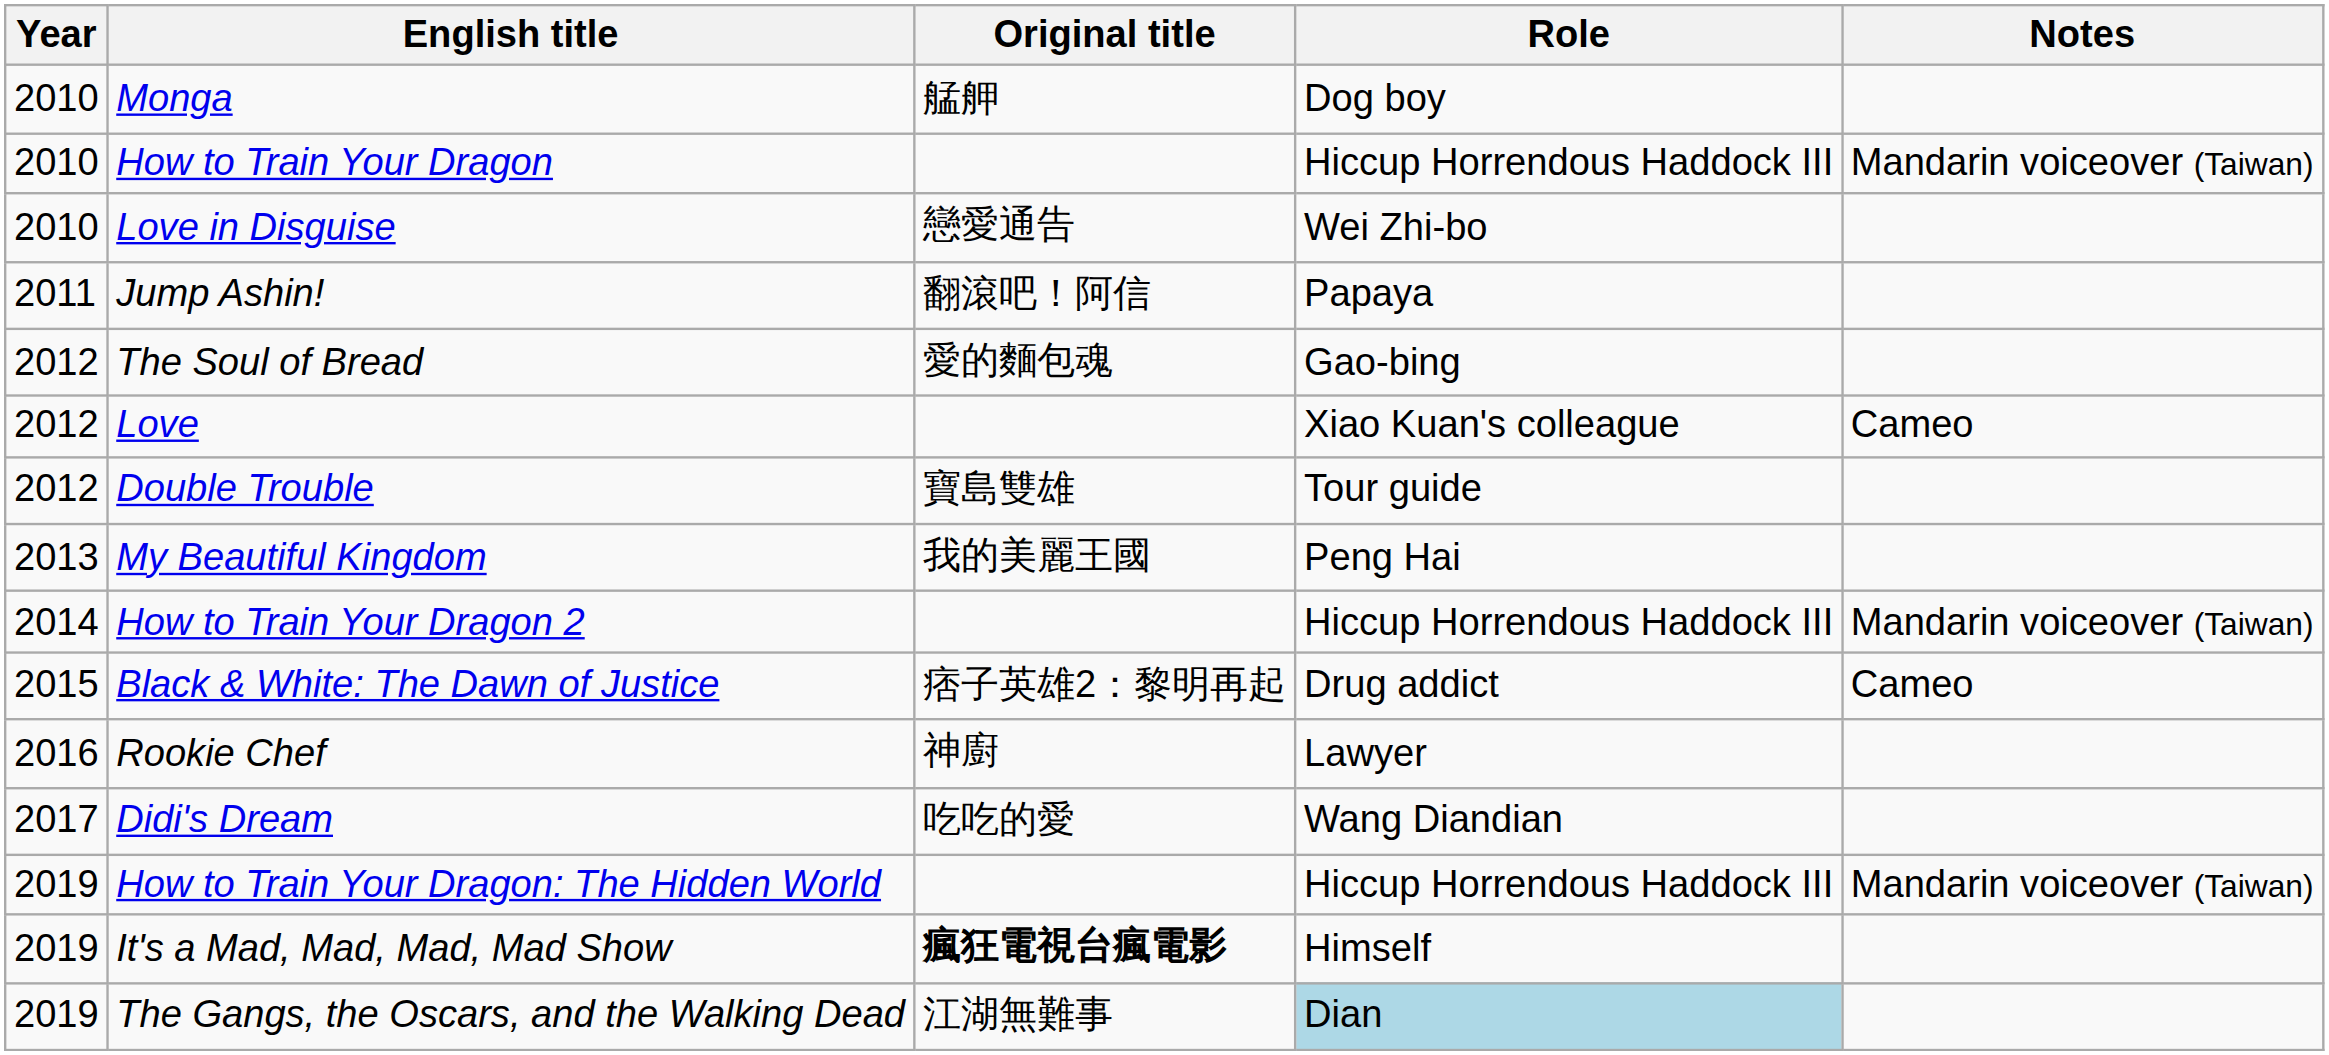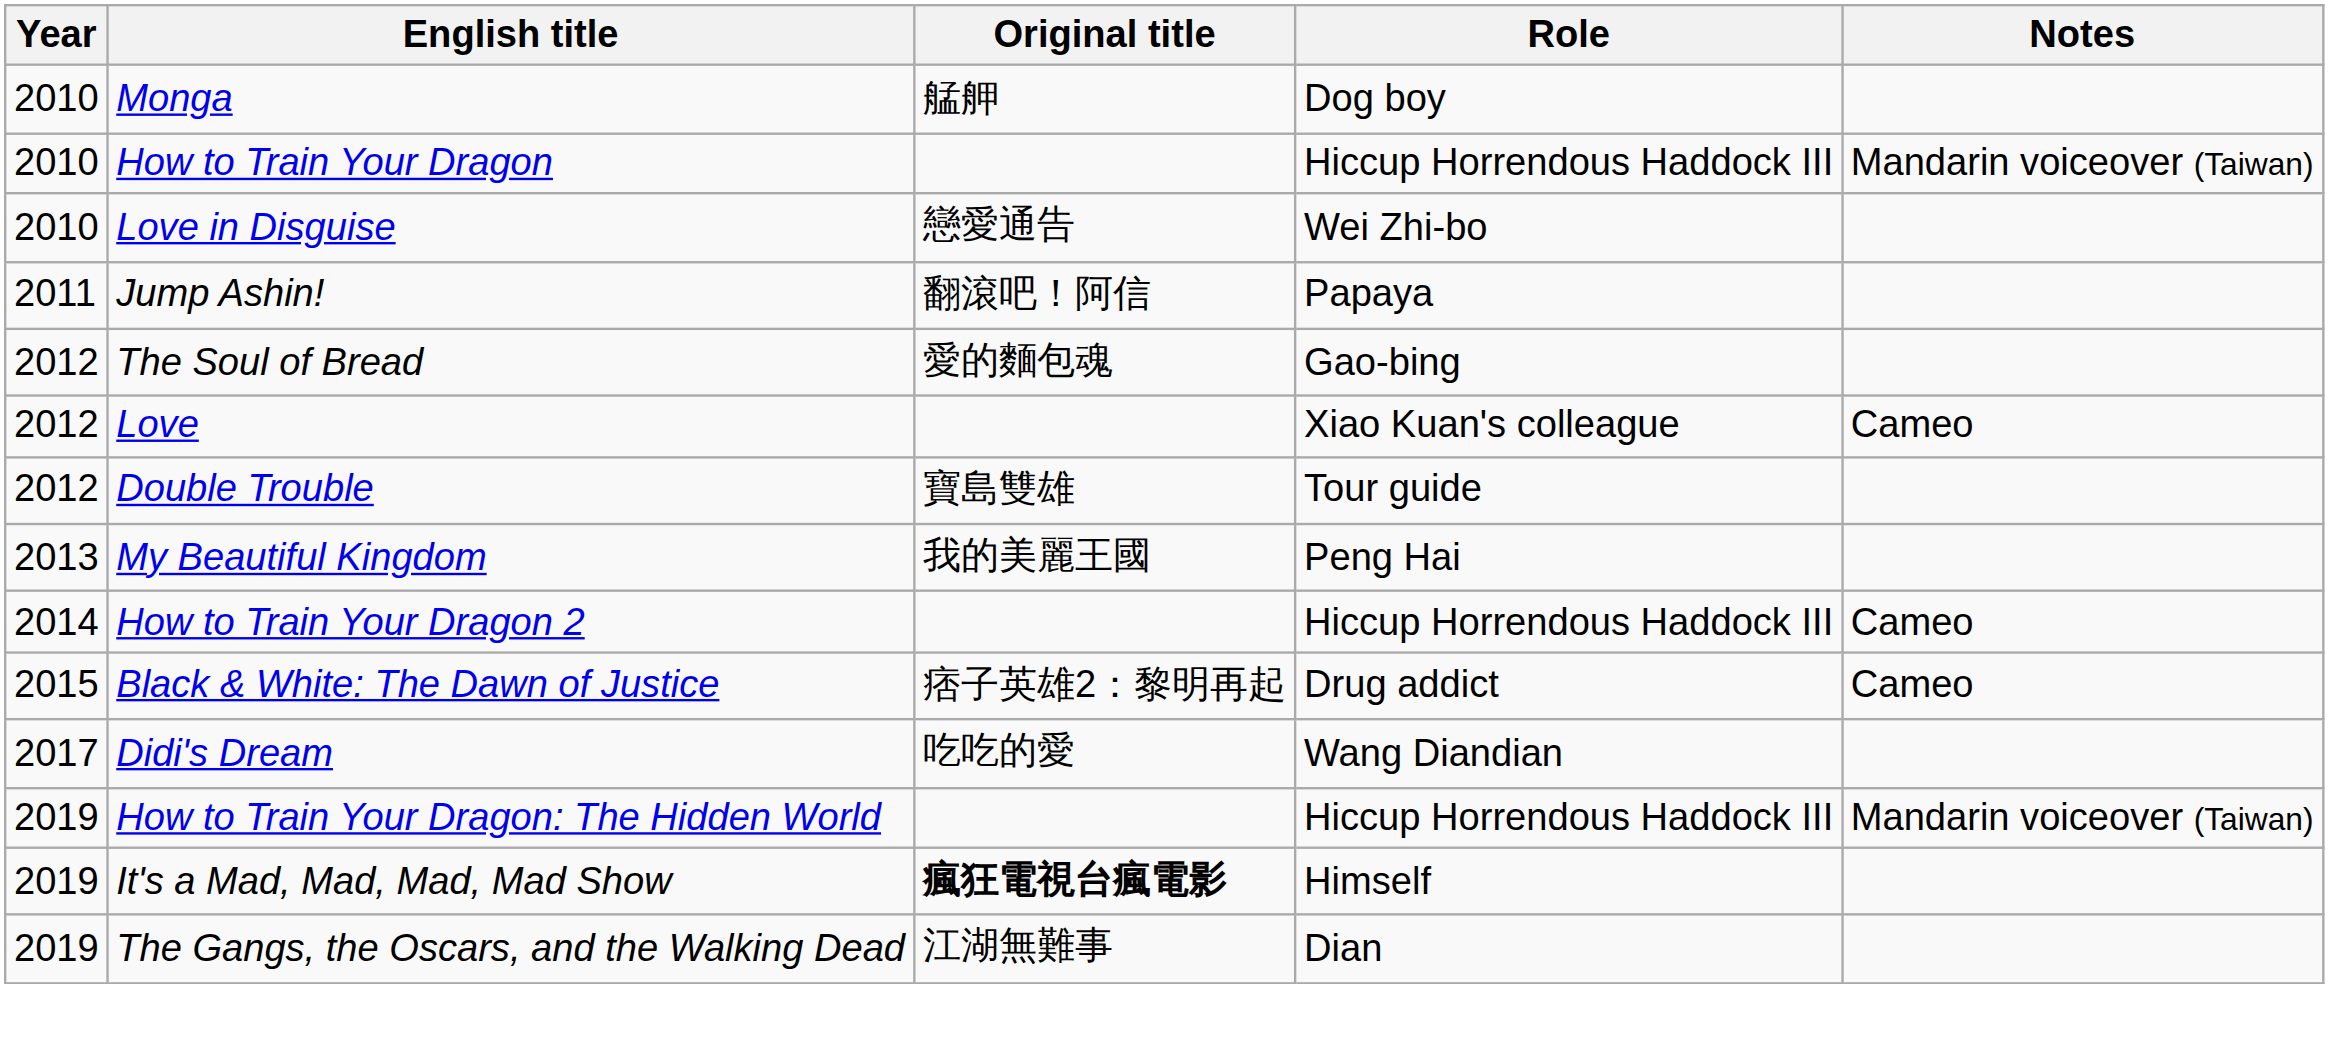(2082, 621) Mandarin voiceover (Taiwan) -> (1912, 621) Cameo
- row: (221, 752)
(1343, 1015) lightblue background -> (1343, 948) no background
